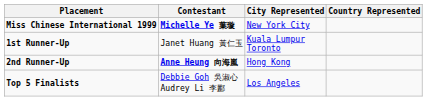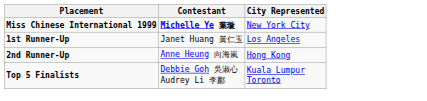- column: (374, 11)
(276, 44) Kuala Lumpur Toronto -> (273, 40) Los Angeles
(199, 62) bold -> (199, 55) normal
(273, 83) Los Angeles -> (276, 76) Kuala Lumpur Toronto
